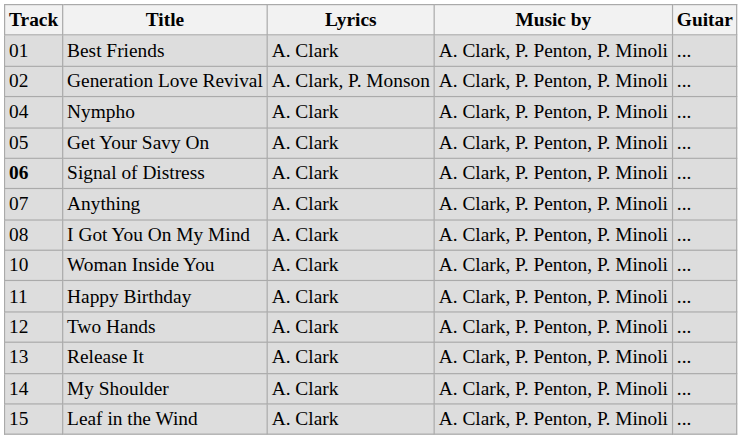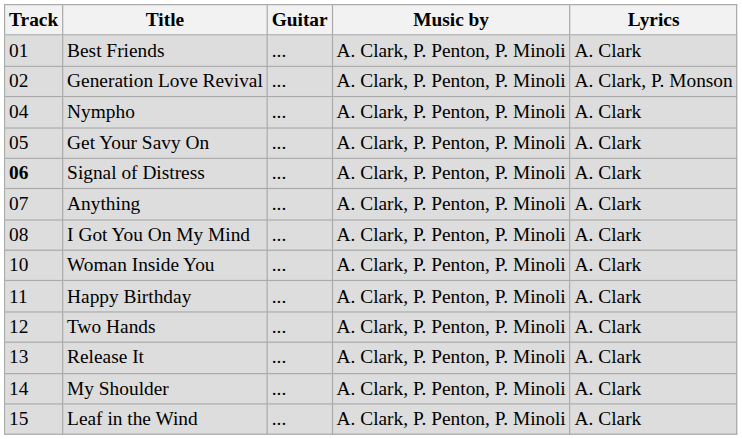columns swapped: (351, 19) <-> (705, 19)
